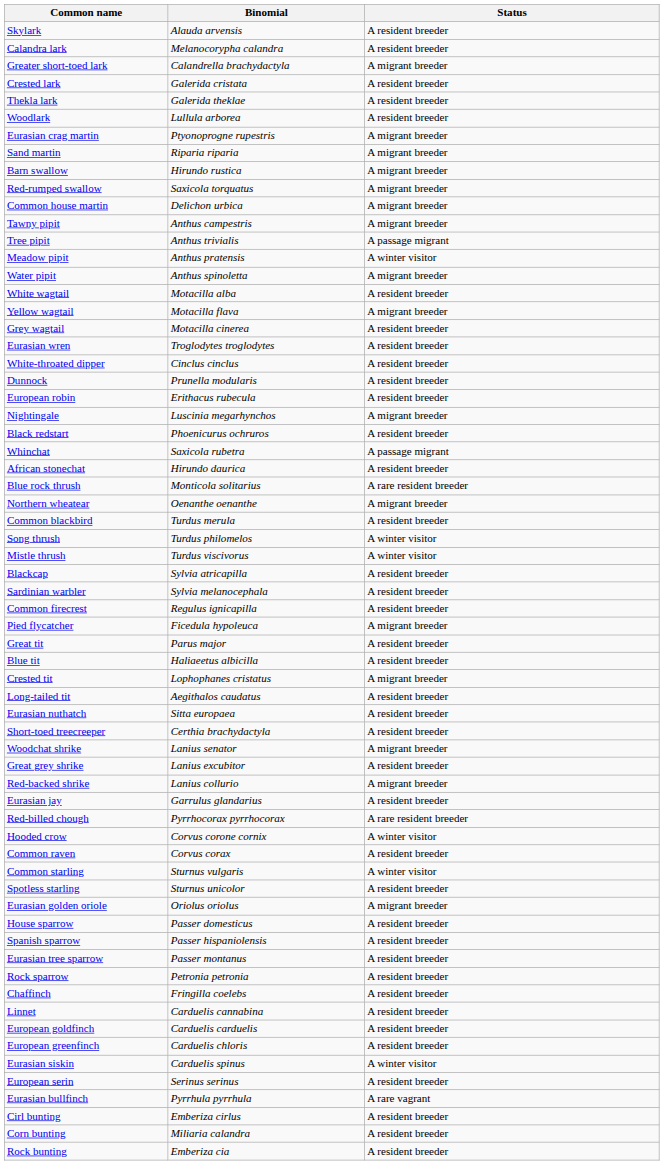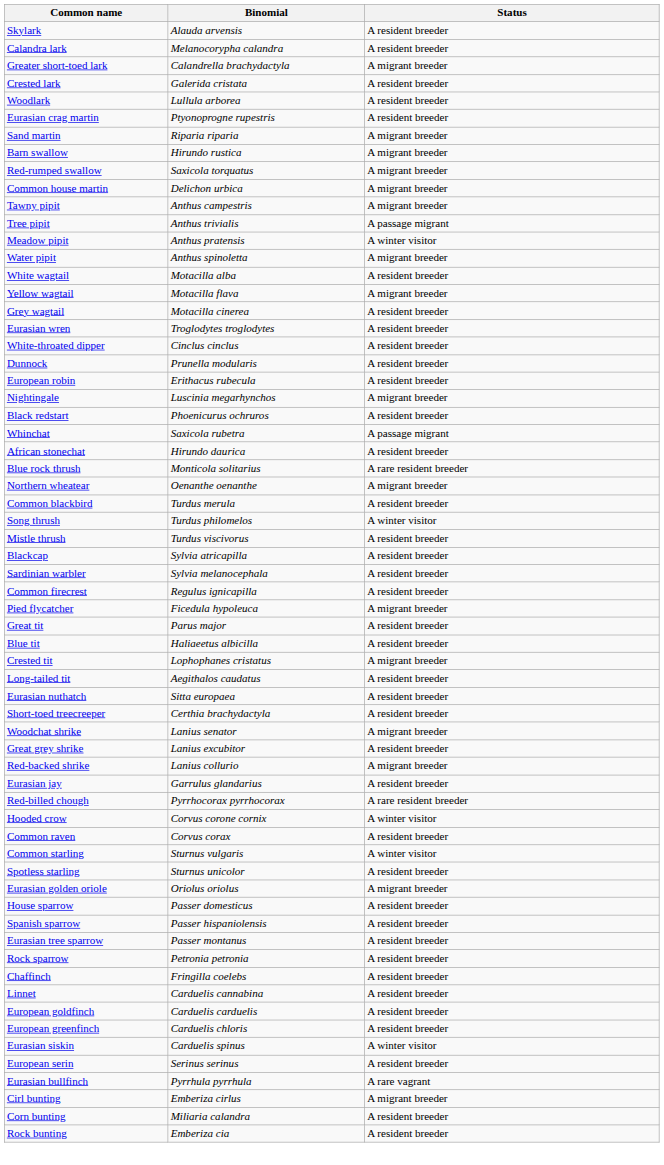- row: (32, 100)
(407, 135) A migrant breeder -> (408, 118) A resident breeder
(402, 556) A winter visitor -> (408, 538) A resident breeder
(408, 1116) A resident breeder -> (407, 1098) A migrant breeder
